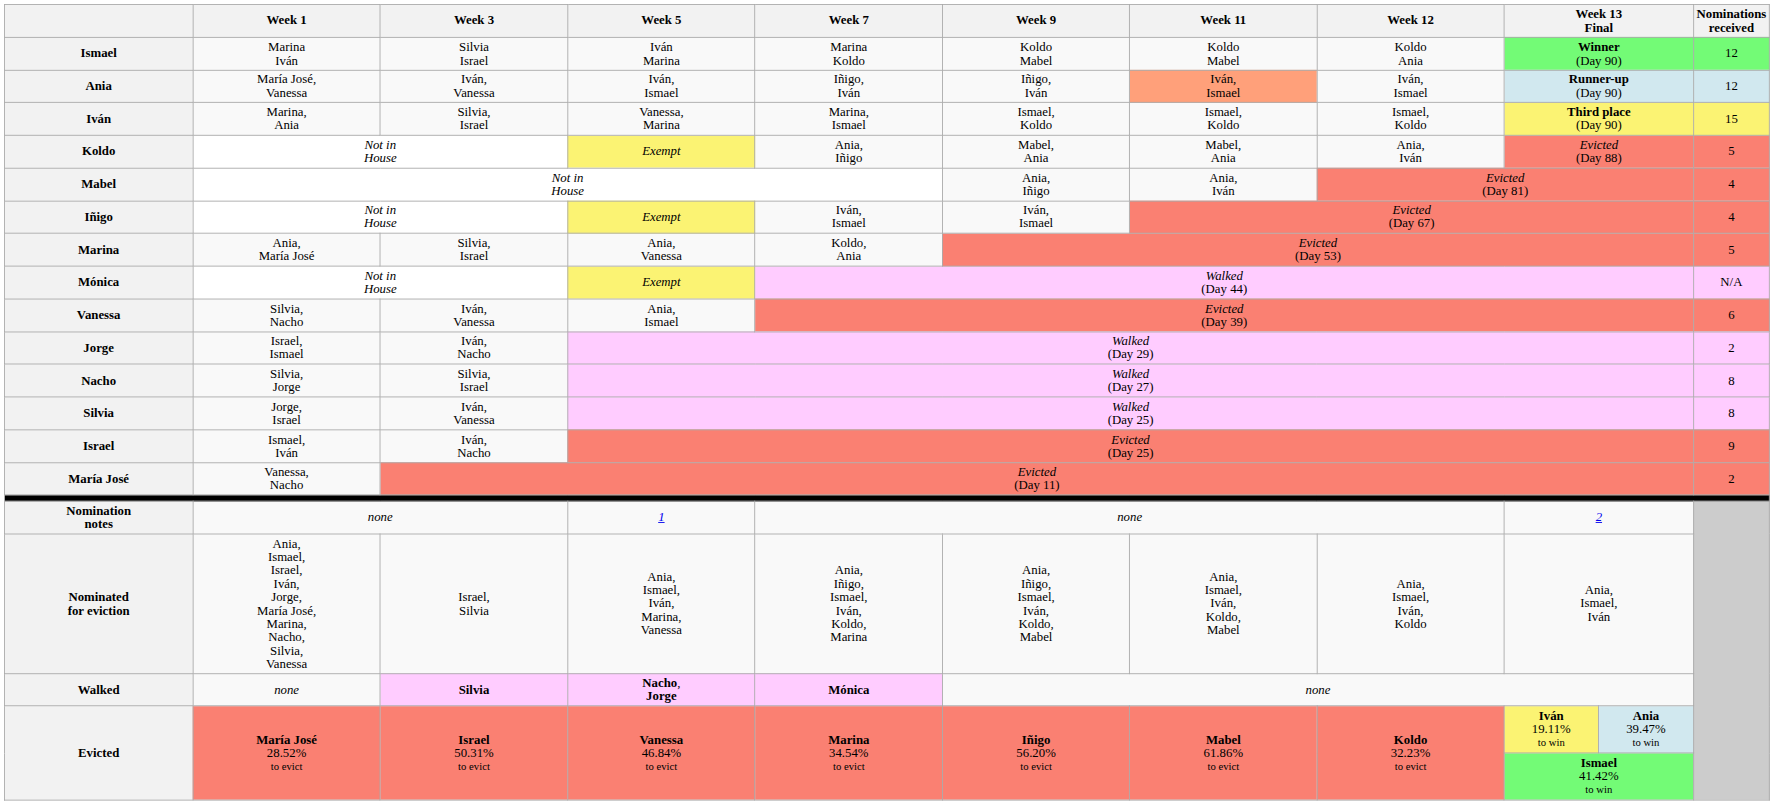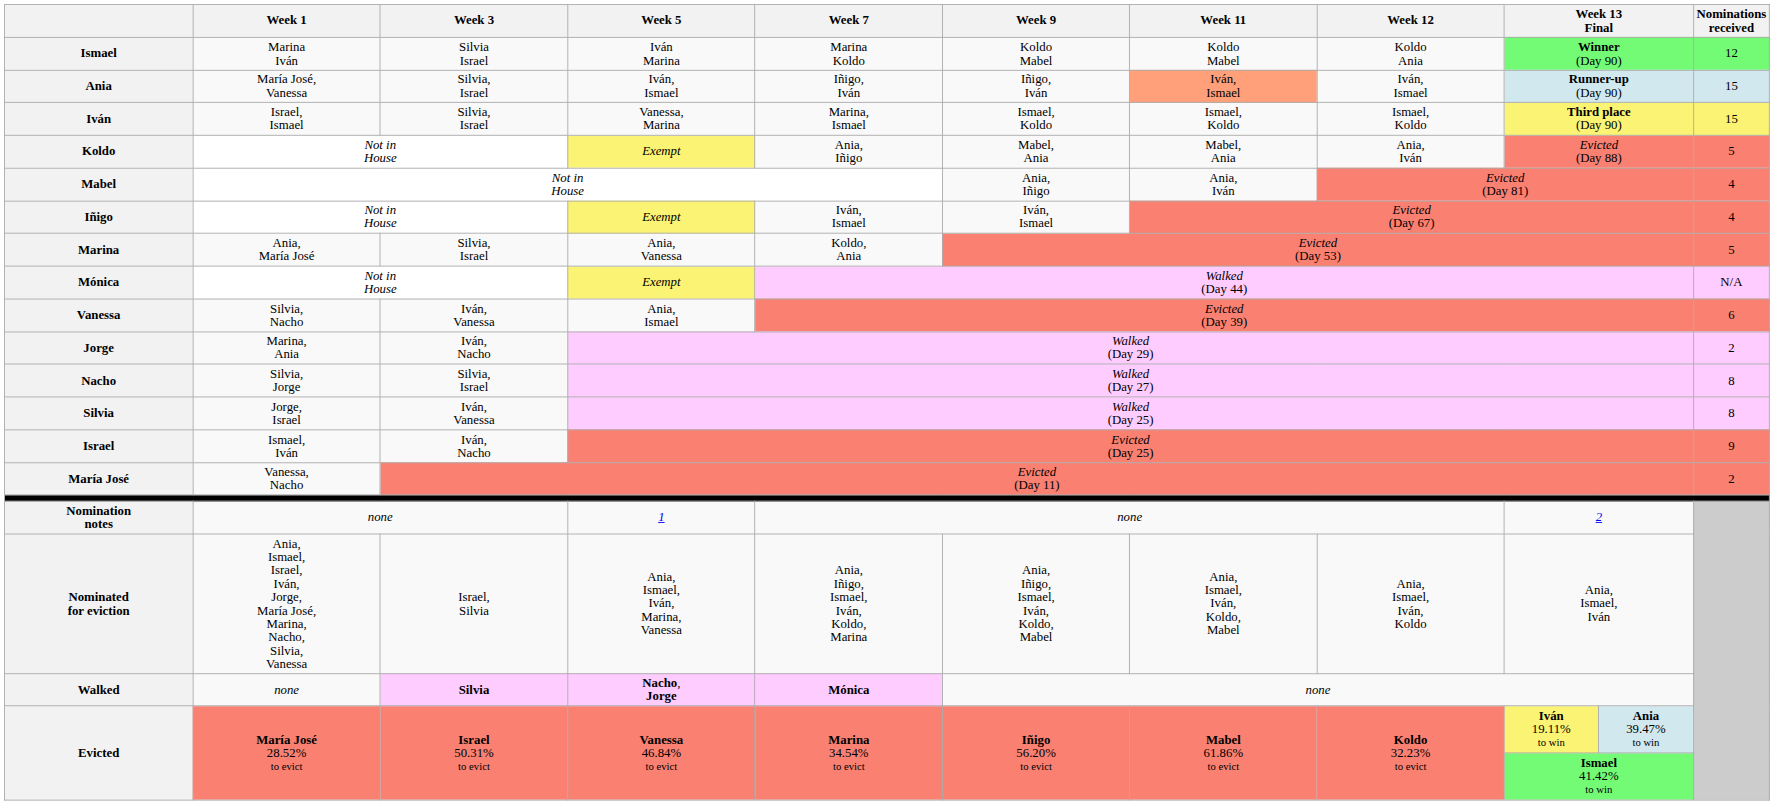(474, 86) Iván, Vanessa -> (474, 86) Silvia, Israel
(1731, 86) 12 -> (1731, 86) 15
(287, 119) Marina, Ania -> (287, 119) Israel, Ismael
(287, 348) Israel, Ismael -> (287, 348) Marina, Ania
